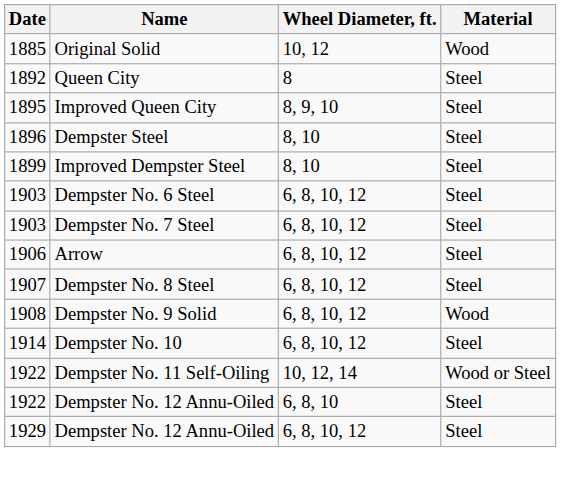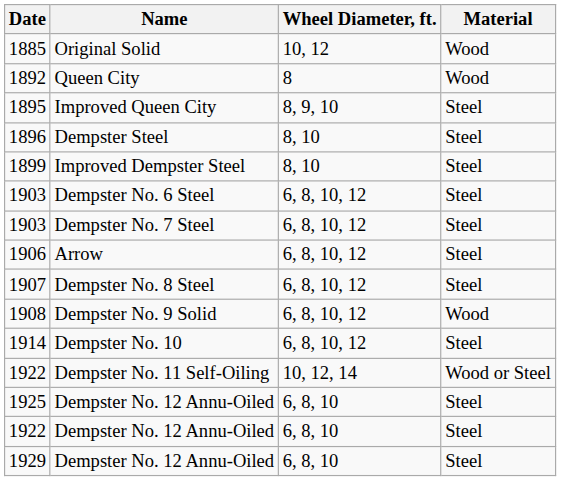(464, 78) Steel -> (467, 78) Wood
+ row: (27, 401)
(324, 431) 6, 8, 10, 12 -> (311, 460) 6, 8, 10
